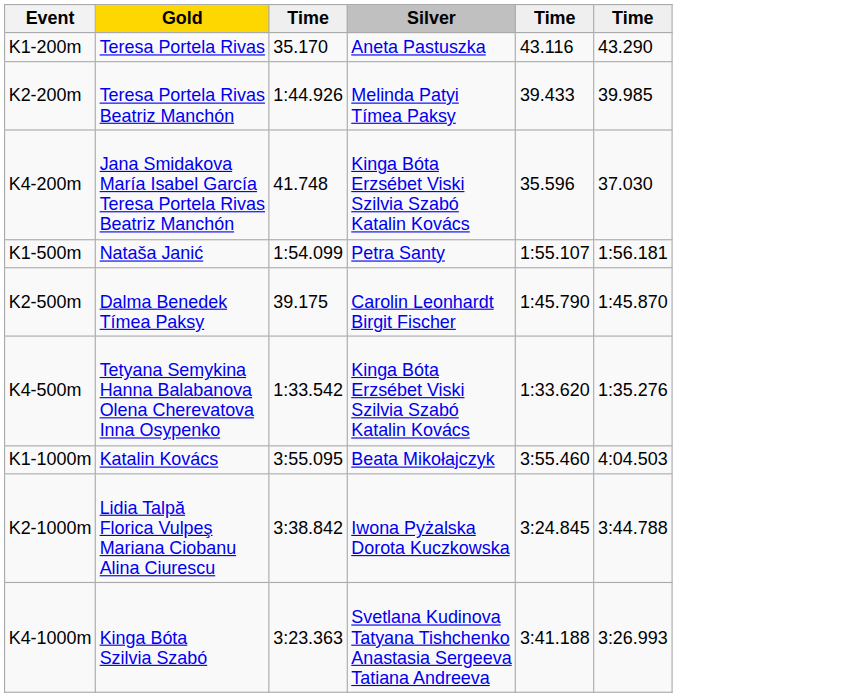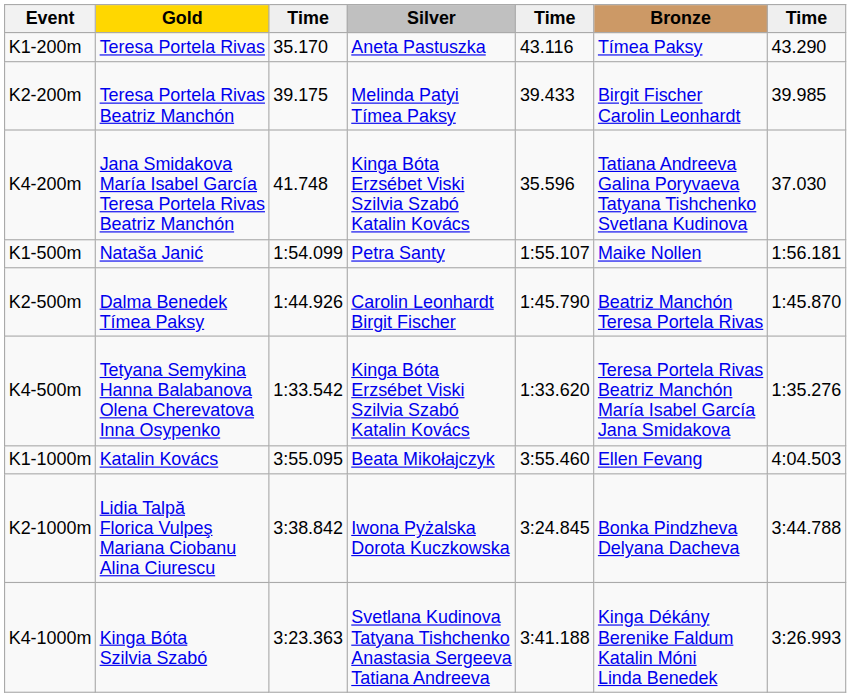+ column: (681, 18)
(308, 95) 1:44.926 -> (301, 95) 39.175
(301, 301) 39.175 -> (308, 301) 1:44.926
